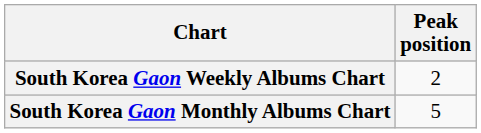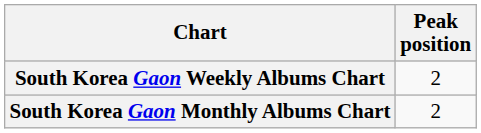(436, 111) 5 -> (436, 111) 2
